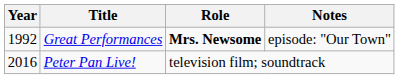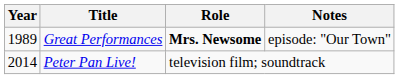(22, 39) 1992 -> (22, 39) 1989
(22, 62) 2016 -> (22, 62) 2014
